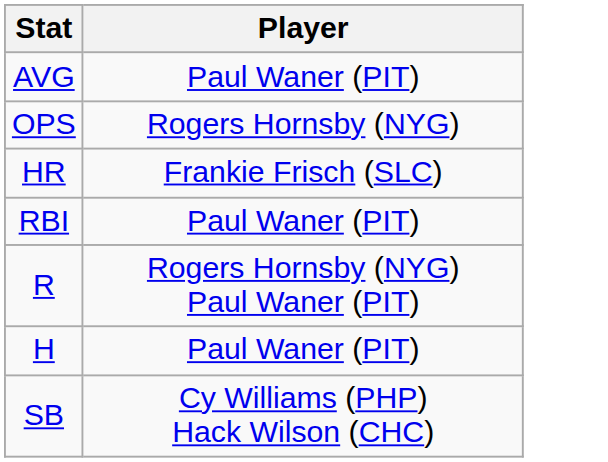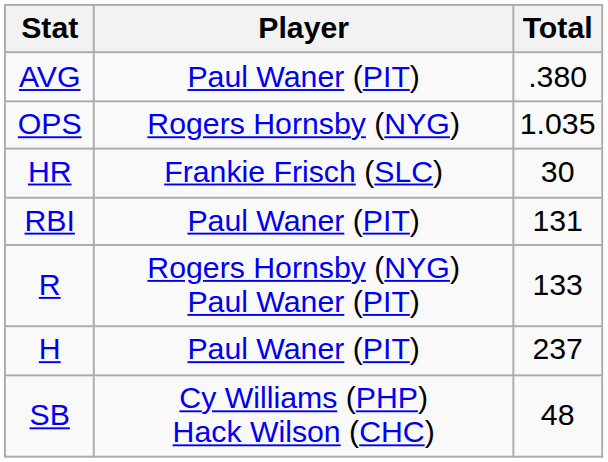+ column: (558, 28)
